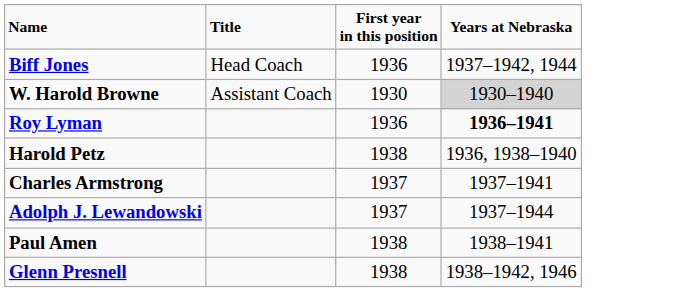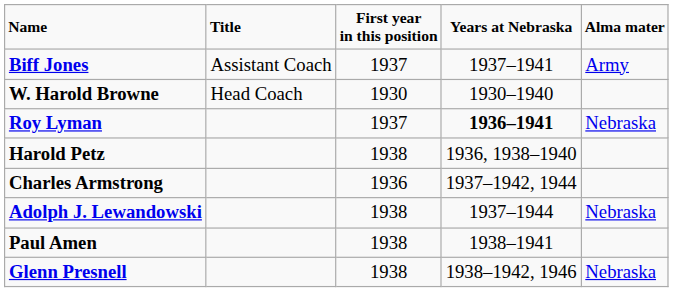+ column: (625, 26)
(257, 64) Head Coach -> (271, 64) Assistant Coach
(389, 64) 1936 -> (389, 64) 1937
(511, 64) 1937–1942, 1944 -> (511, 64) 1937–1941
(271, 93) Assistant Coach -> (257, 93) Head Coach
(511, 93) lightgrey background -> (511, 93) no background
(389, 123) 1936 -> (389, 123) 1937
(389, 182) 1937 -> (389, 182) 1936
(511, 182) 1937–1941 -> (511, 182) 1937–1942, 1944
(389, 212) 1937 -> (389, 212) 1938
